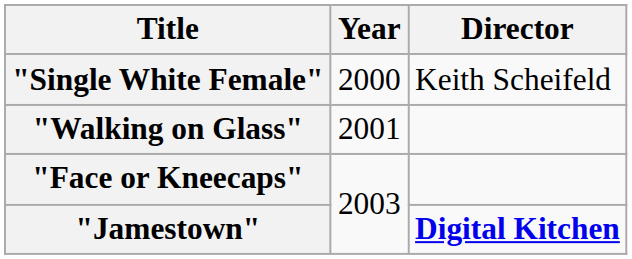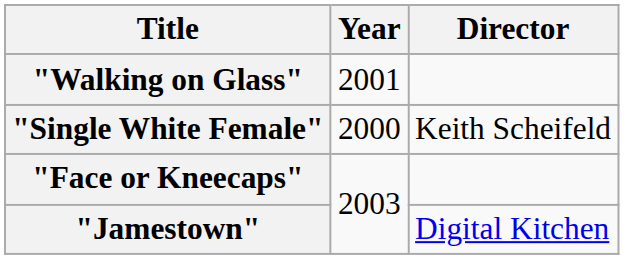rows swapped: (168, 79) <-> (168, 128)
(517, 228) bold -> (512, 228) normal
